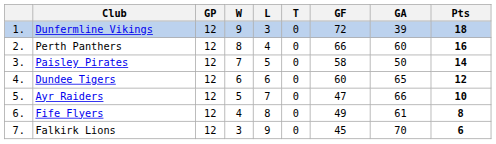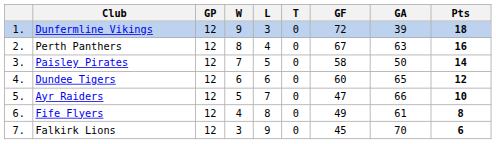(340, 46) 66 -> (340, 46) 67
(401, 46) 60 -> (401, 46) 63
